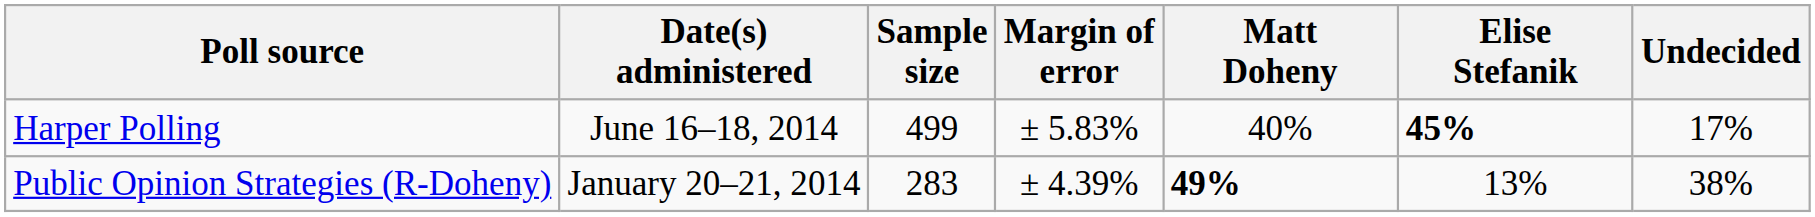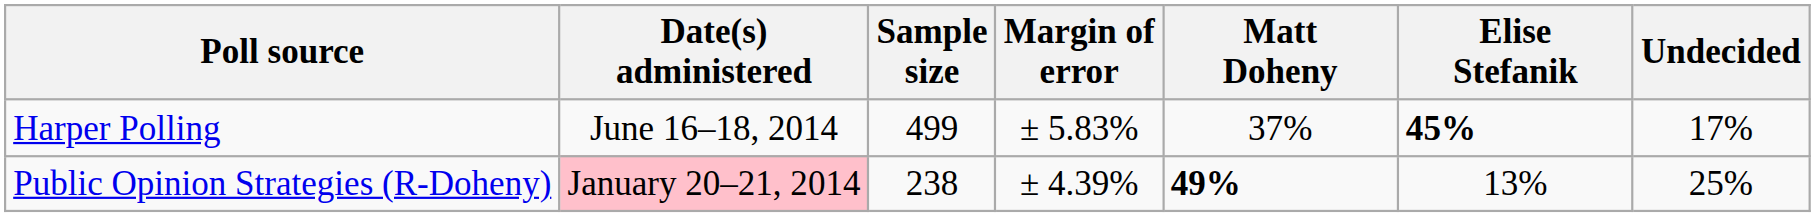(1280, 127) 40% -> (1280, 127) 37%
(714, 182) no background -> (714, 182) pink background
(932, 182) 283 -> (932, 182) 238
(1721, 182) 38% -> (1721, 182) 25%
